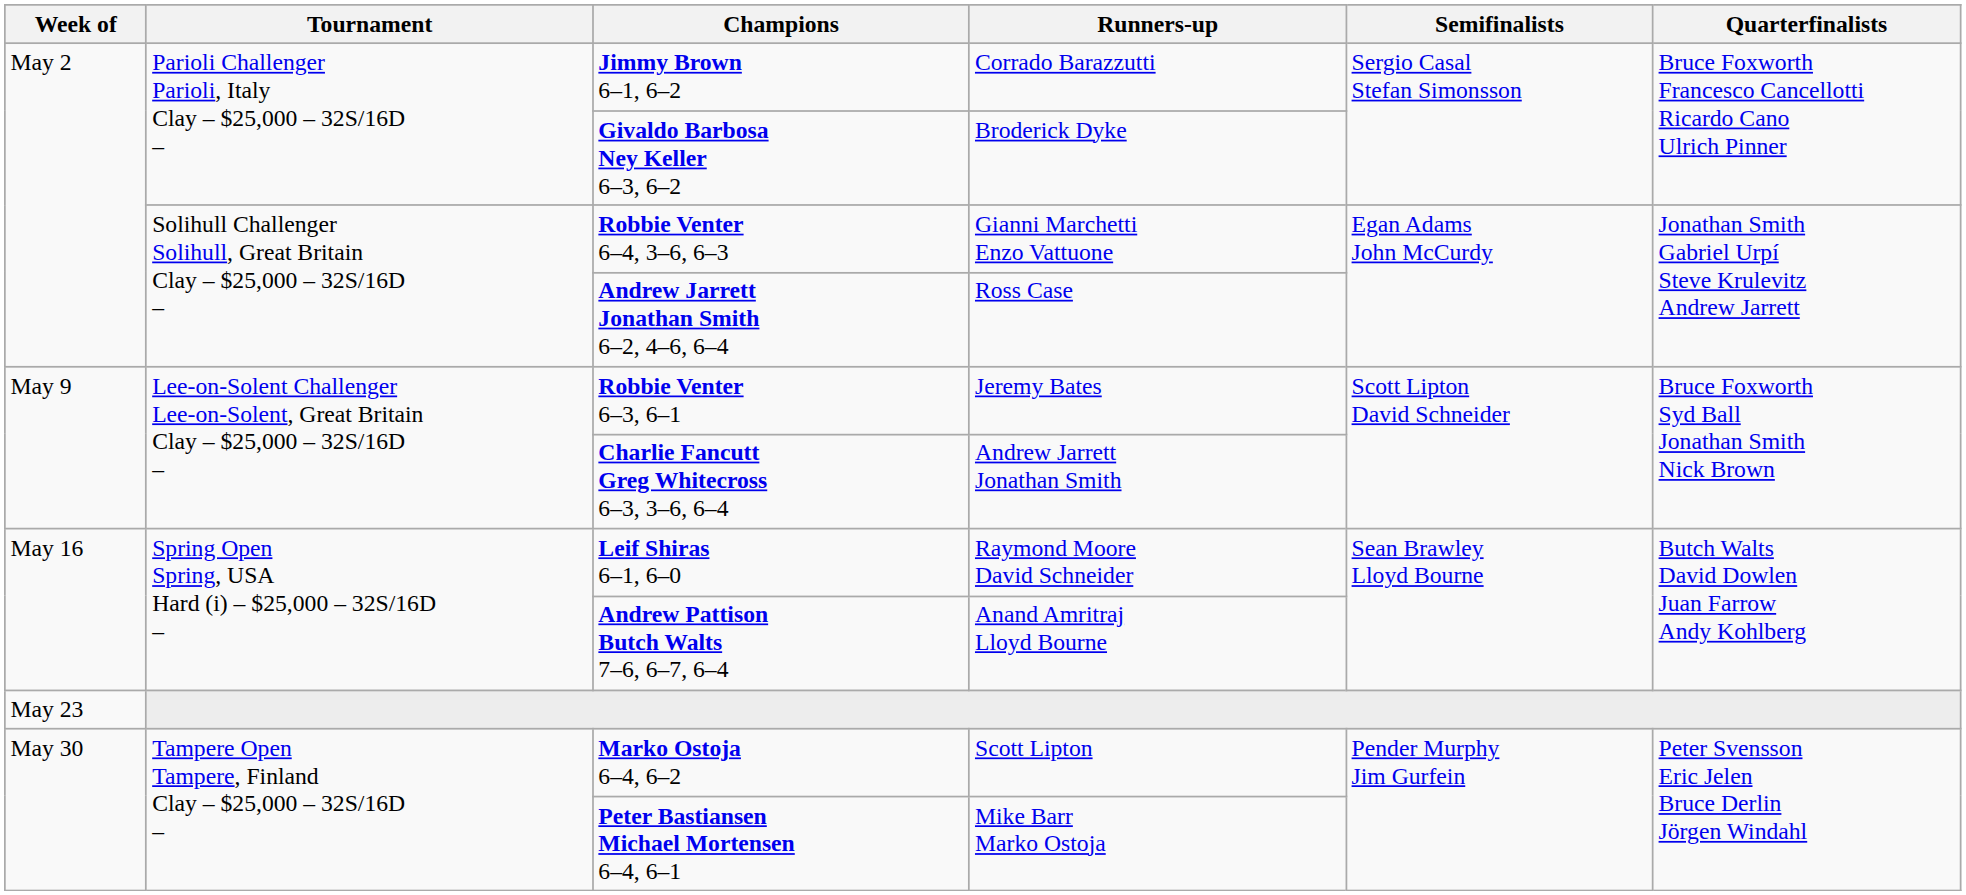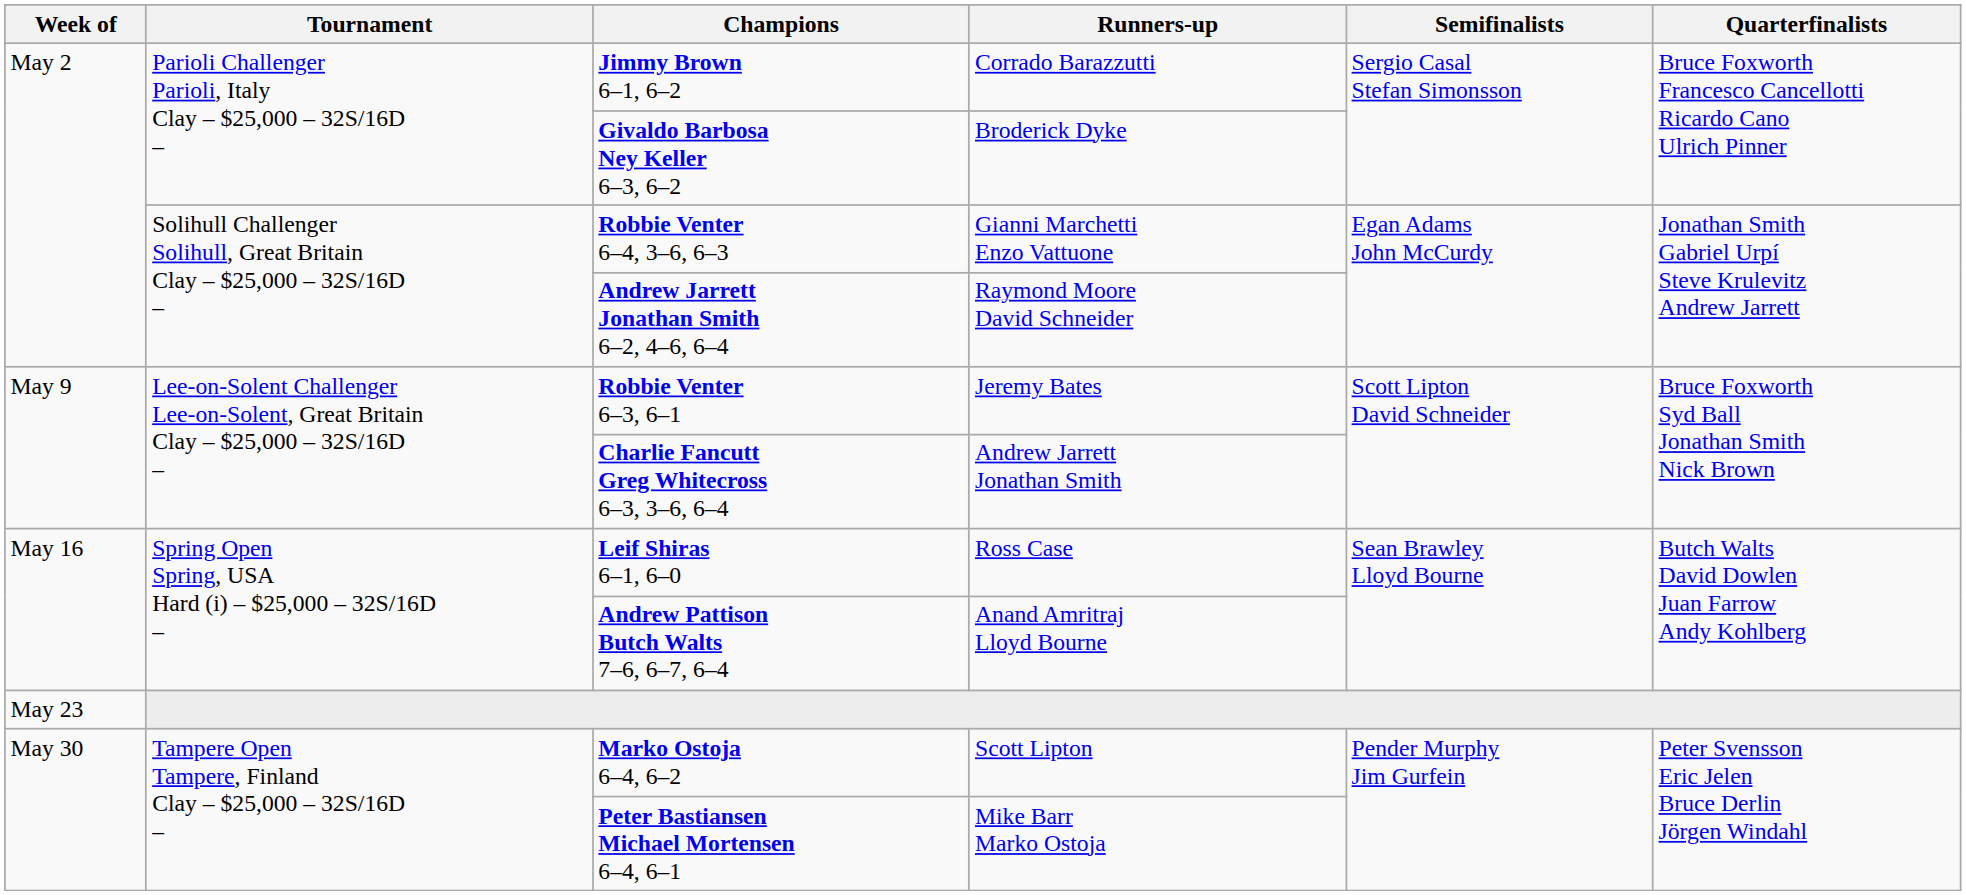(1024, 291) Ross Case -> (1055, 305) Raymond Moore David Schneider
(1055, 561) Raymond Moore David Schneider -> (1024, 547) Ross Case
